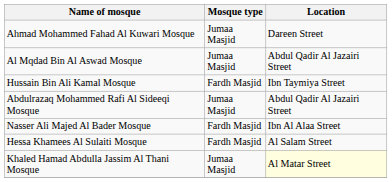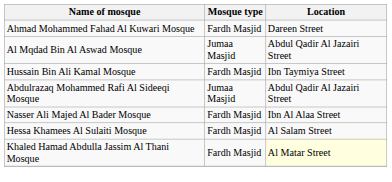(221, 34) Jumaa Masjid -> (234, 28) Fardh Masjid
(221, 164) Jumaa Masjid -> (234, 152) Fardh Masjid
